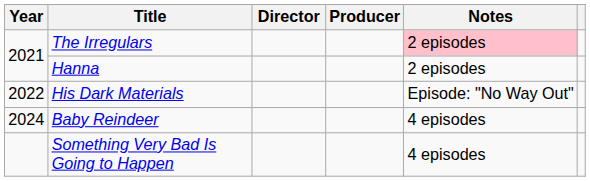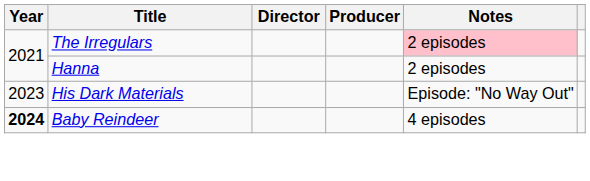(26, 94) 2022 -> (26, 94) 2023
(26, 119) normal -> (26, 119) bold
- row: (134, 154)
